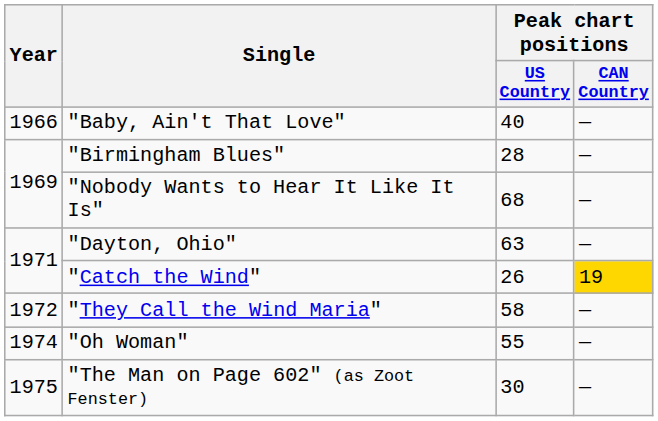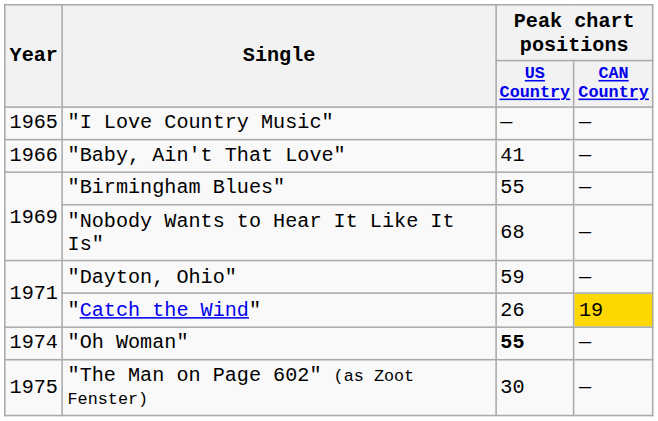+ row: (201, 123)
(512, 123) 40 -> (512, 156) 41
(512, 156) 28 -> (512, 188) 55
(512, 244) 63 -> (512, 277) 59
- row: (225, 310)
(512, 343) normal -> (512, 343) bold
